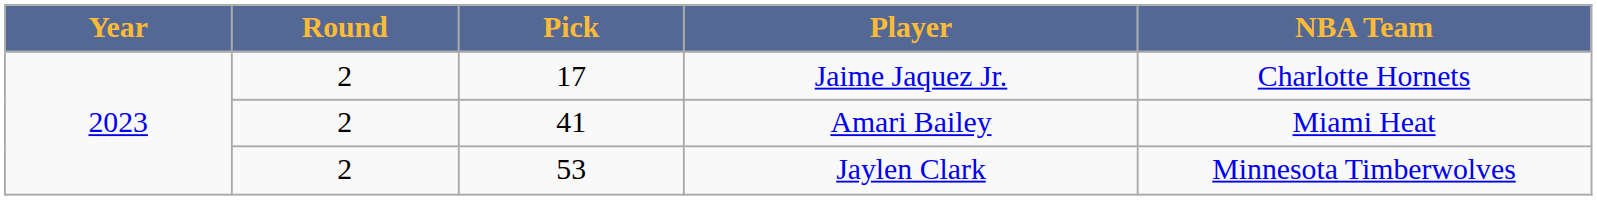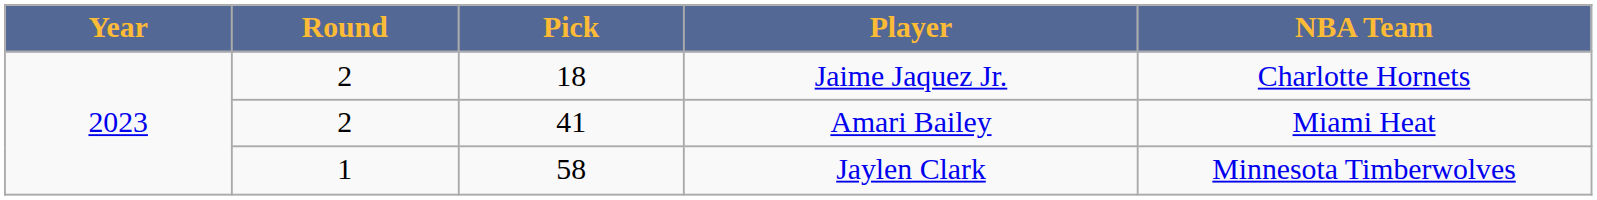(571, 75) 17 -> (571, 75) 18
(345, 169) 2 -> (345, 169) 1
(571, 169) 53 -> (571, 169) 58
